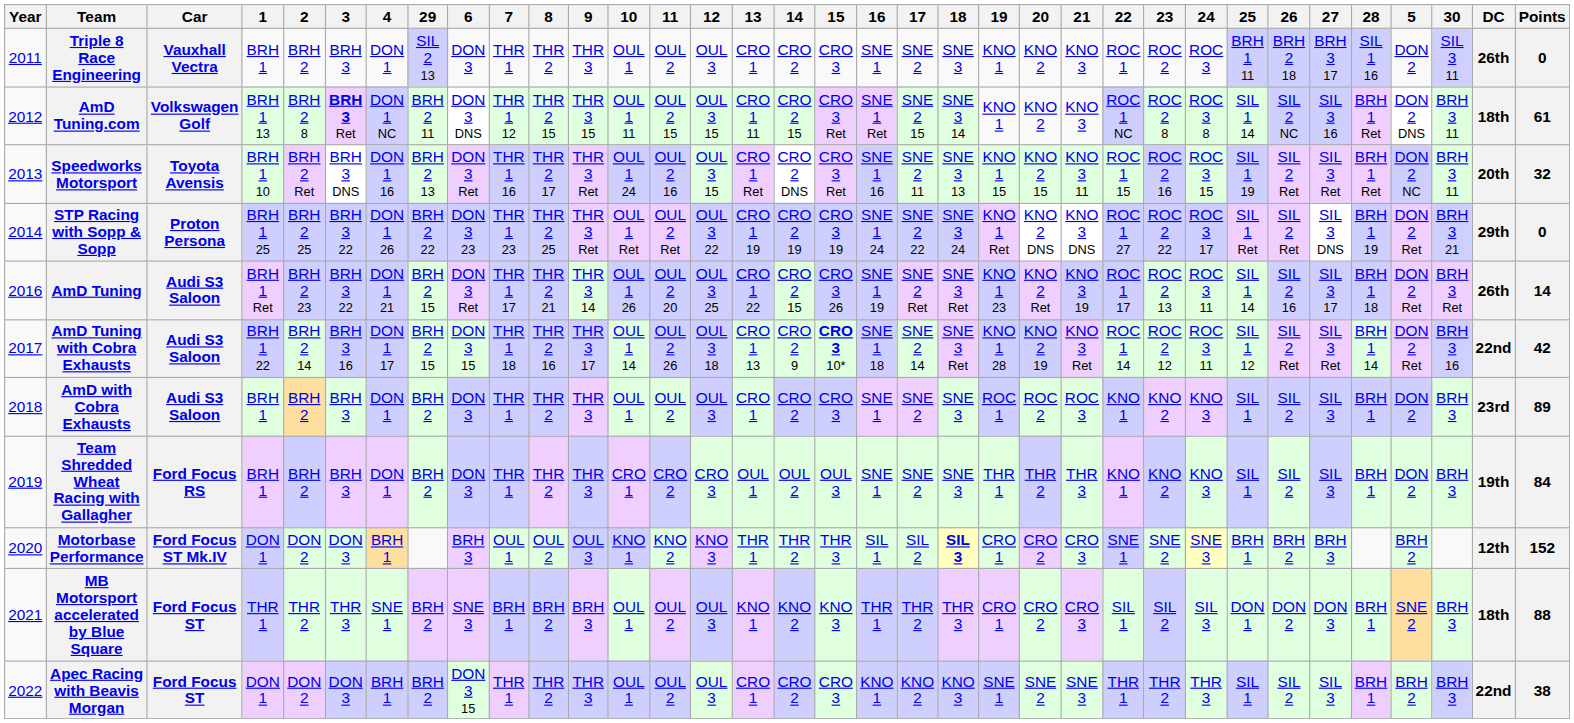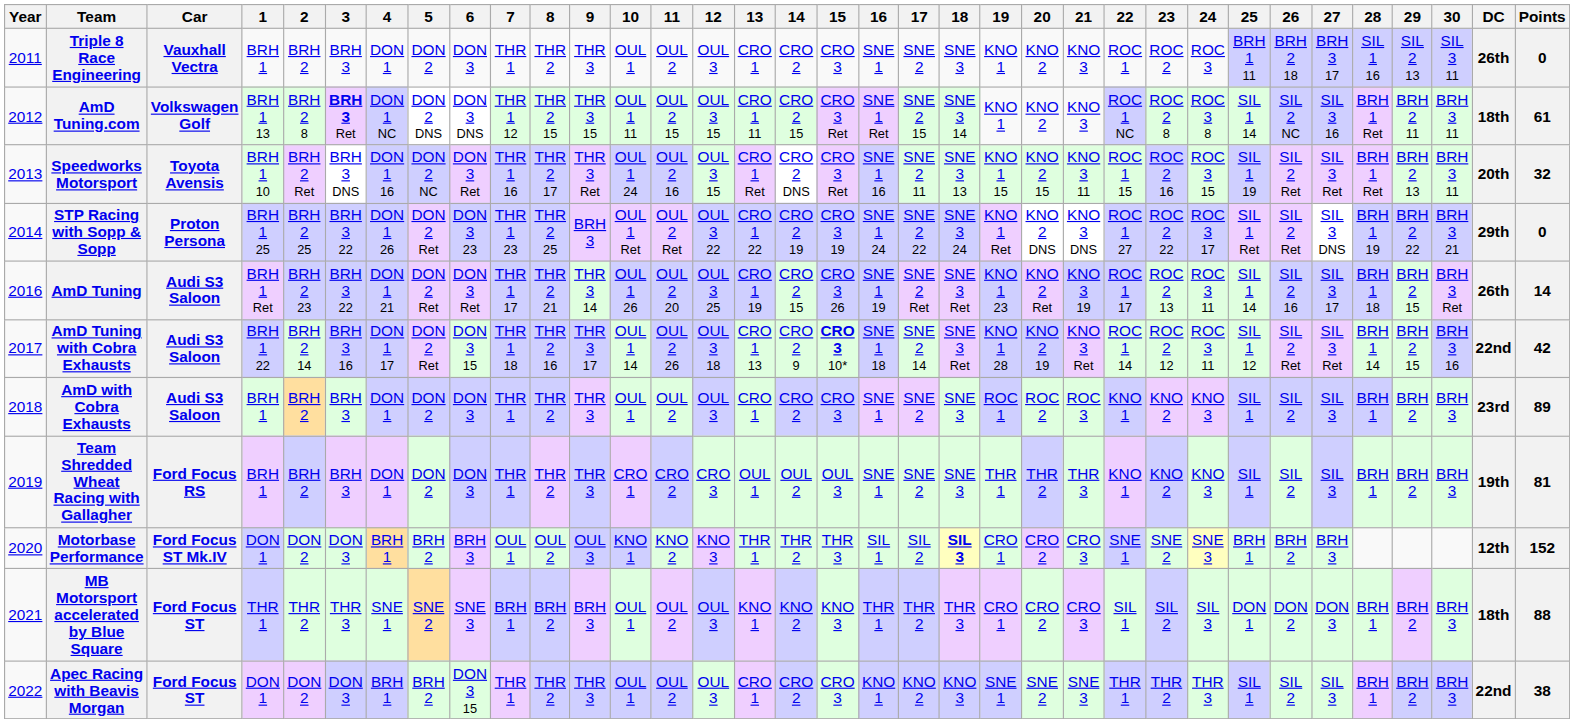columns swapped: (1412, 16) <-> (428, 16)
(588, 231) THR 3 Ret -> (590, 232) BRH 3
(753, 231) CRO 1 19 -> (755, 231) CRO 1 22
(753, 289) CRO 1 22 -> (755, 289) CRO 1 19
(1542, 481) 84 -> (1542, 481) 81
